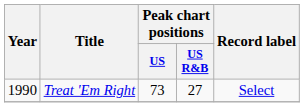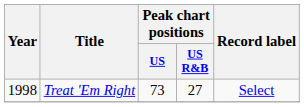(22, 90) 1990 -> (22, 90) 1998
